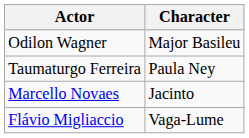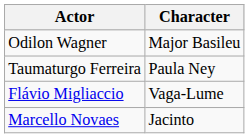rows swapped: (66, 119) <-> (64, 94)
